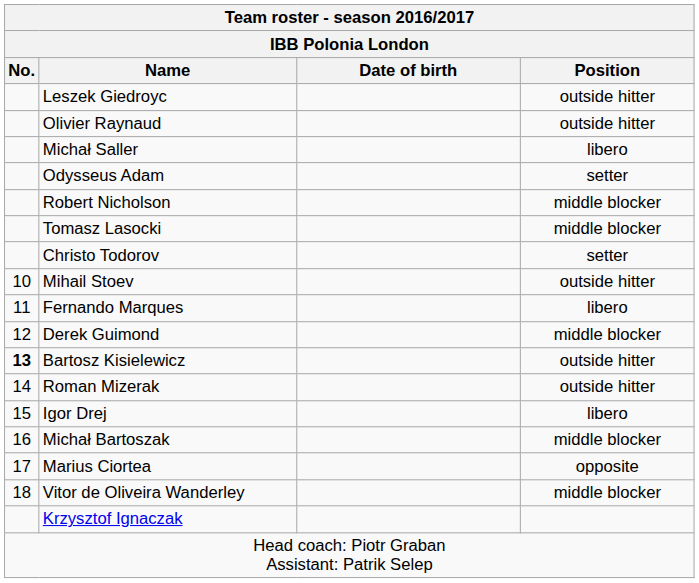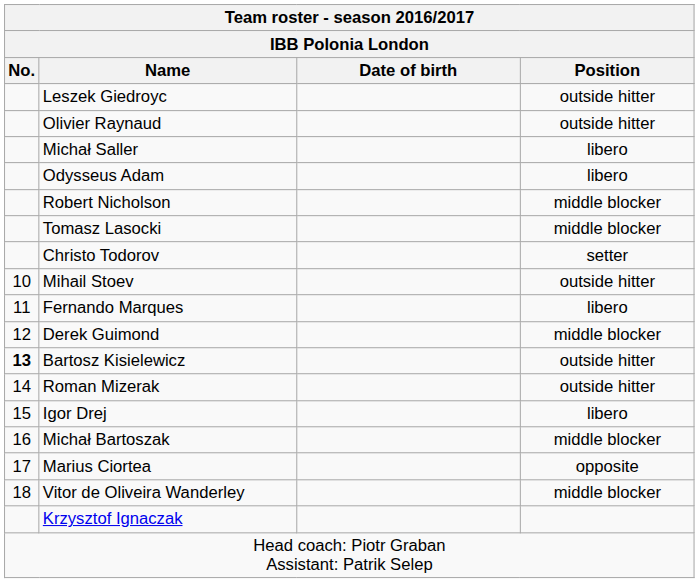(607, 176) setter -> (607, 176) libero
